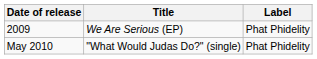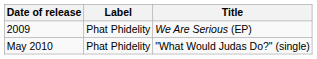columns swapped: (164, 13) <-> (278, 13)
